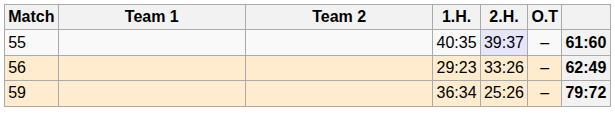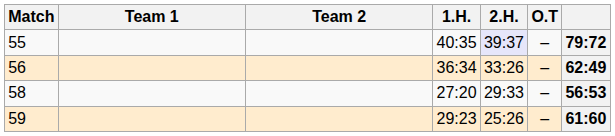(586, 42) 61:60 -> (586, 42) 79:72
(457, 67) 29:23 -> (457, 67) 36:34
+ row: (17, 93)
(457, 93) 36:34 -> (457, 118) 29:23
(586, 93) 79:72 -> (586, 118) 61:60
